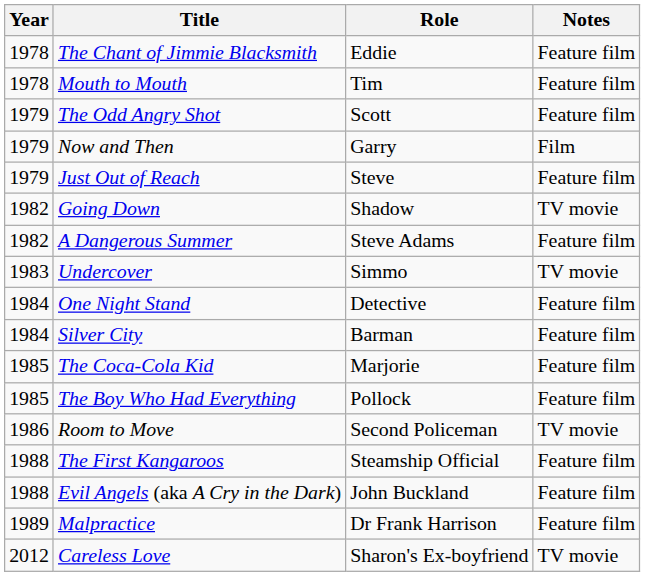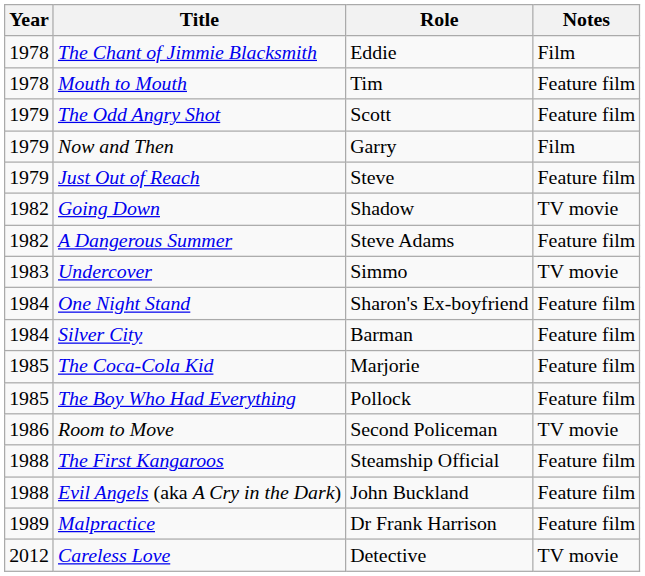(586, 51) Feature film -> (556, 51) Film
(388, 303) Detective -> (439, 303) Sharon's Ex-boyfriend
(439, 555) Sharon's Ex-boyfriend -> (388, 555) Detective
